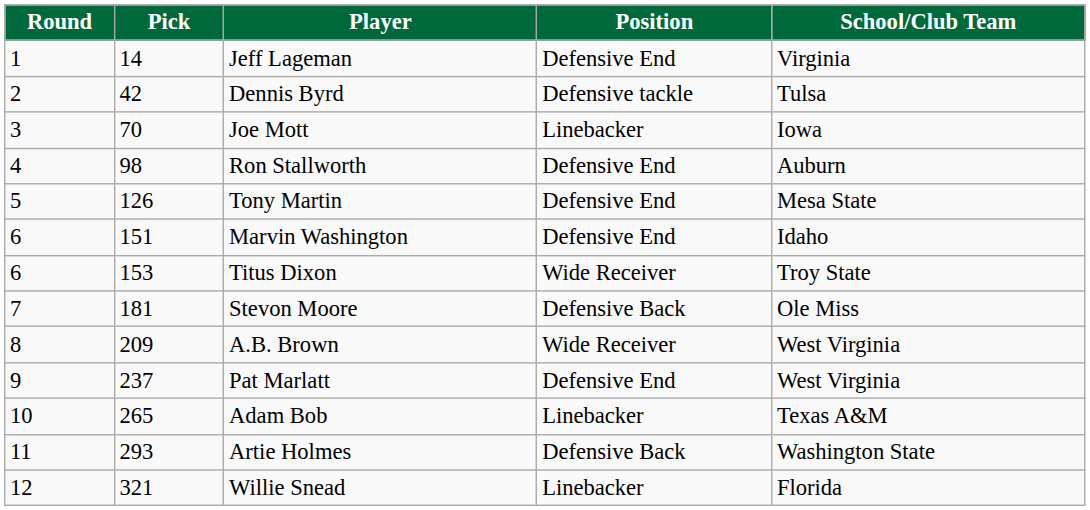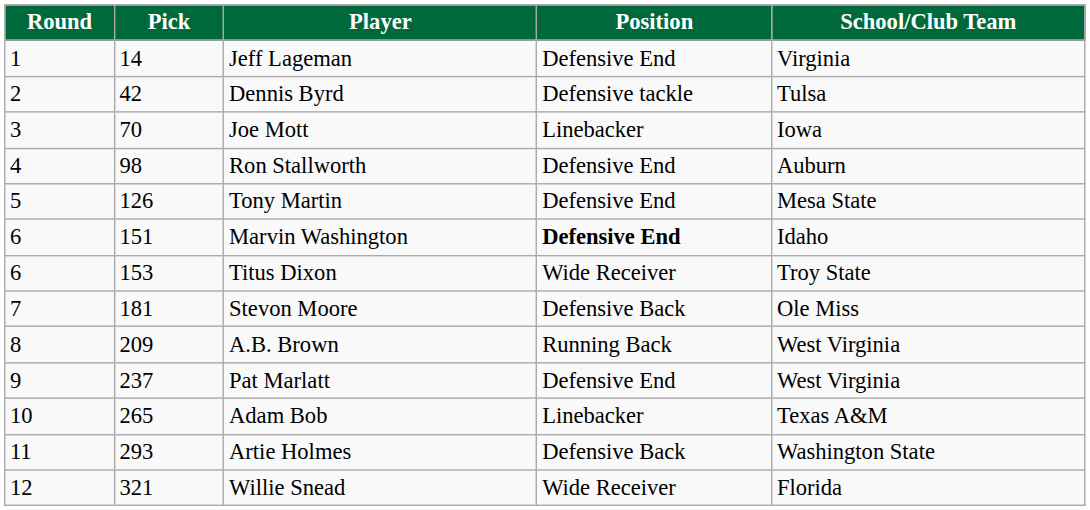(609, 237) normal -> (611, 237) bold
(609, 344) Wide Receiver -> (607, 344) Running Back
(593, 487) Linebacker -> (609, 487) Wide Receiver
